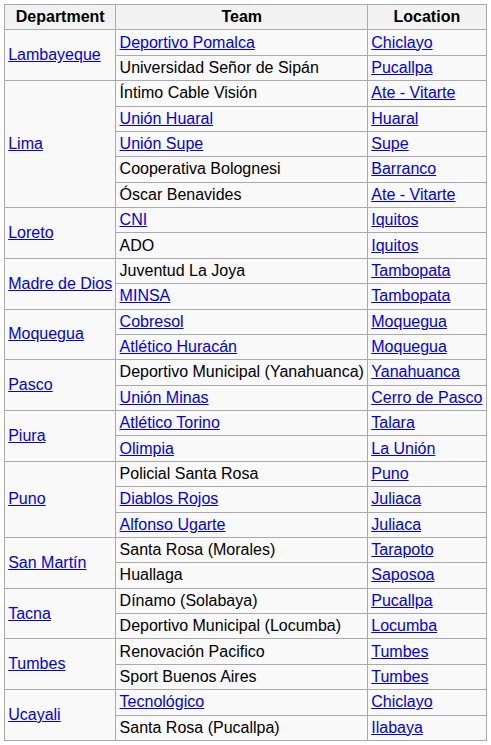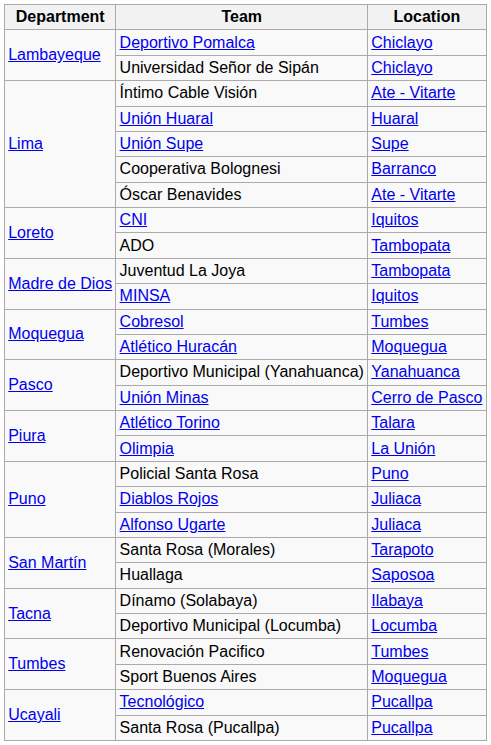(402, 67) Pucallpa -> (402, 67) Chiclayo
(395, 245) Iquitos -> (411, 245) Tambopata
(411, 296) Tambopata -> (395, 296) Iquitos
(409, 321) Moquegua -> (400, 321) Tumbes
(402, 600) Pucallpa -> (397, 600) Ilabaya
(400, 676) Tumbes -> (409, 676) Moquegua
(402, 702) Chiclayo -> (402, 702) Pucallpa
(397, 727) Ilabaya -> (402, 727) Pucallpa
